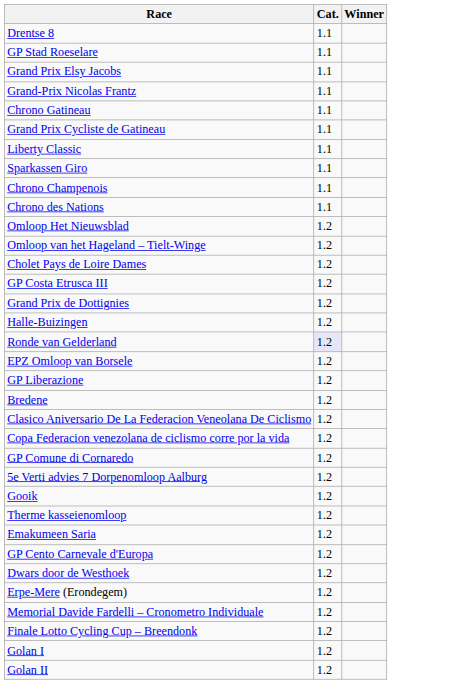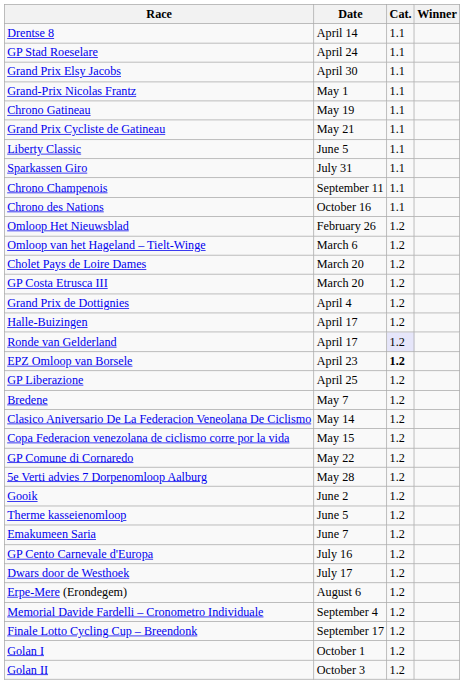+ column: (350, 14)
(324, 361) normal -> (397, 361) bold
